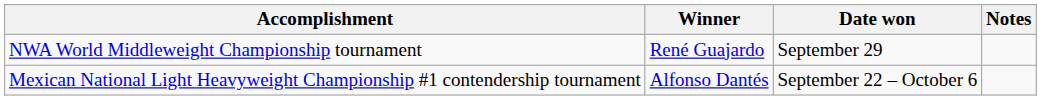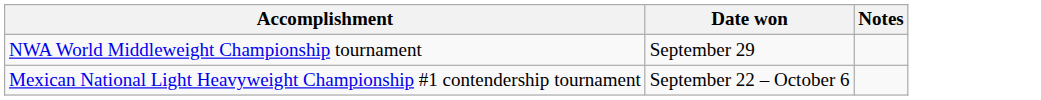- column: (709, 19)
